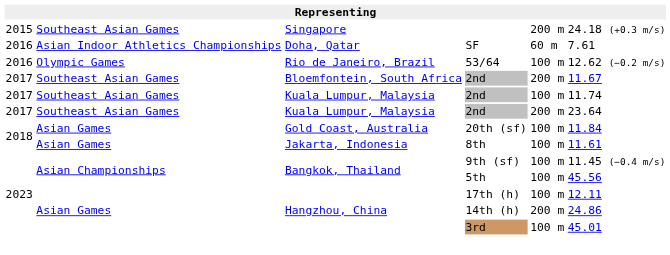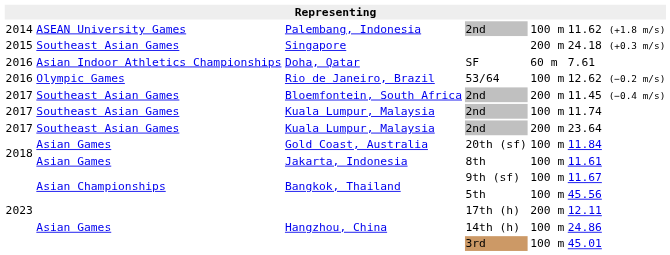+ row: (353, 29)
(585, 78) 11.67 -> (617, 95) 11.45 (−0.4 m/s)
(617, 161) 11.45 (−0.4 m/s) -> (585, 177) 11.67
(547, 194) 100 m -> (547, 210) 200 m
(547, 210) 200 m -> (547, 227) 100 m
